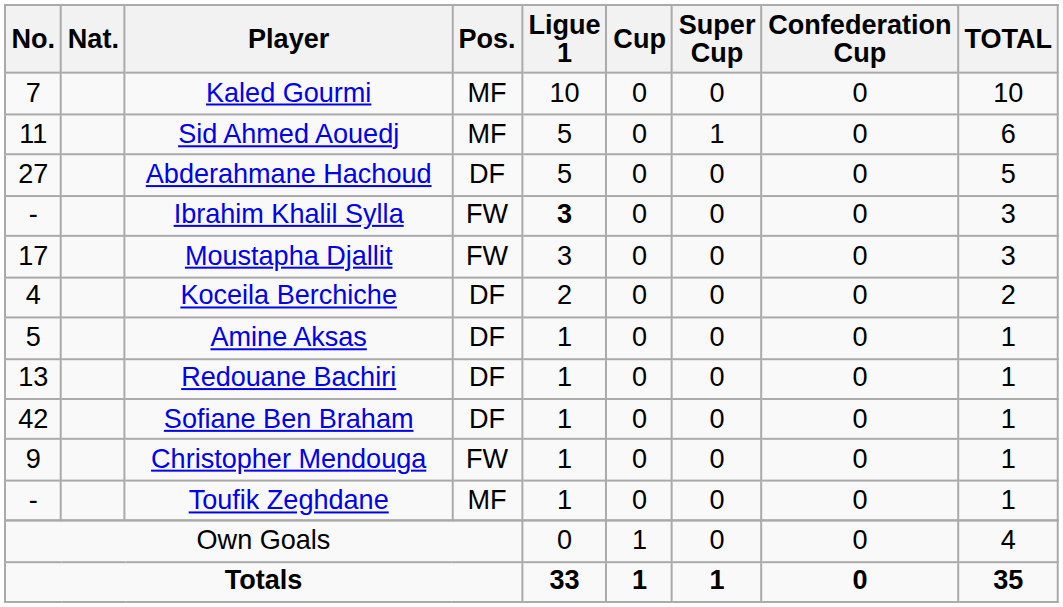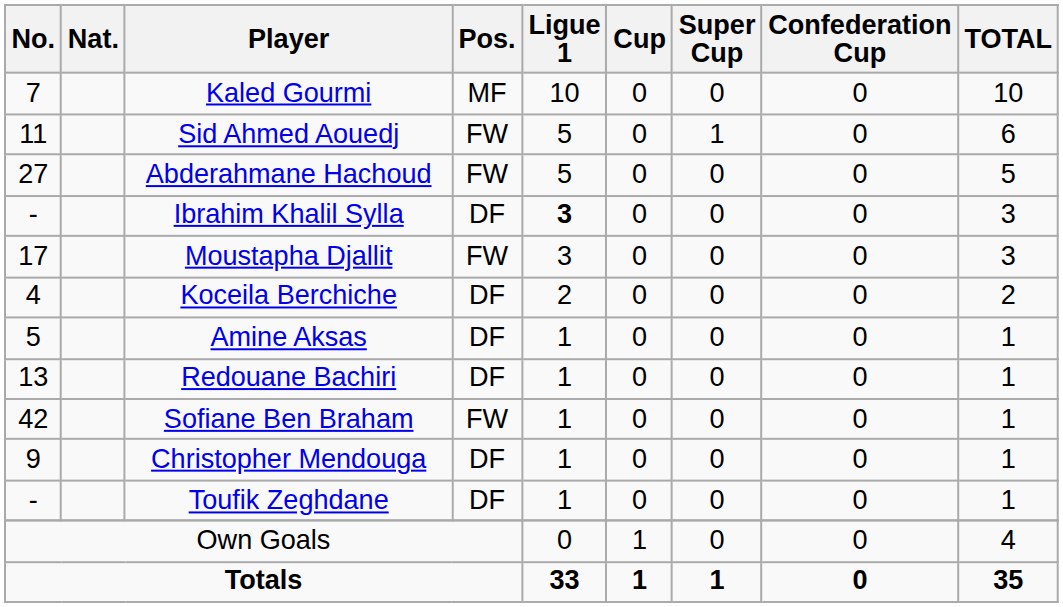(487, 133) MF -> (487, 133) FW
(487, 174) DF -> (487, 174) FW
(487, 214) FW -> (487, 214) DF
(487, 418) DF -> (487, 418) FW
(487, 458) FW -> (487, 458) DF
(487, 499) MF -> (487, 499) DF
